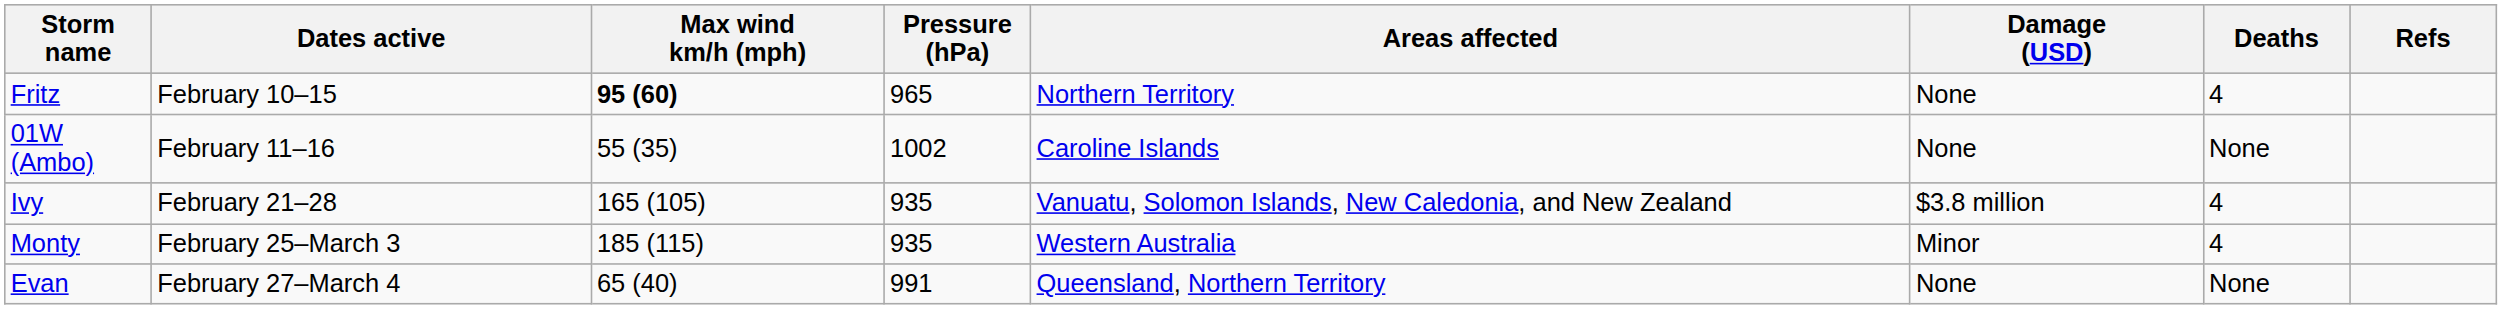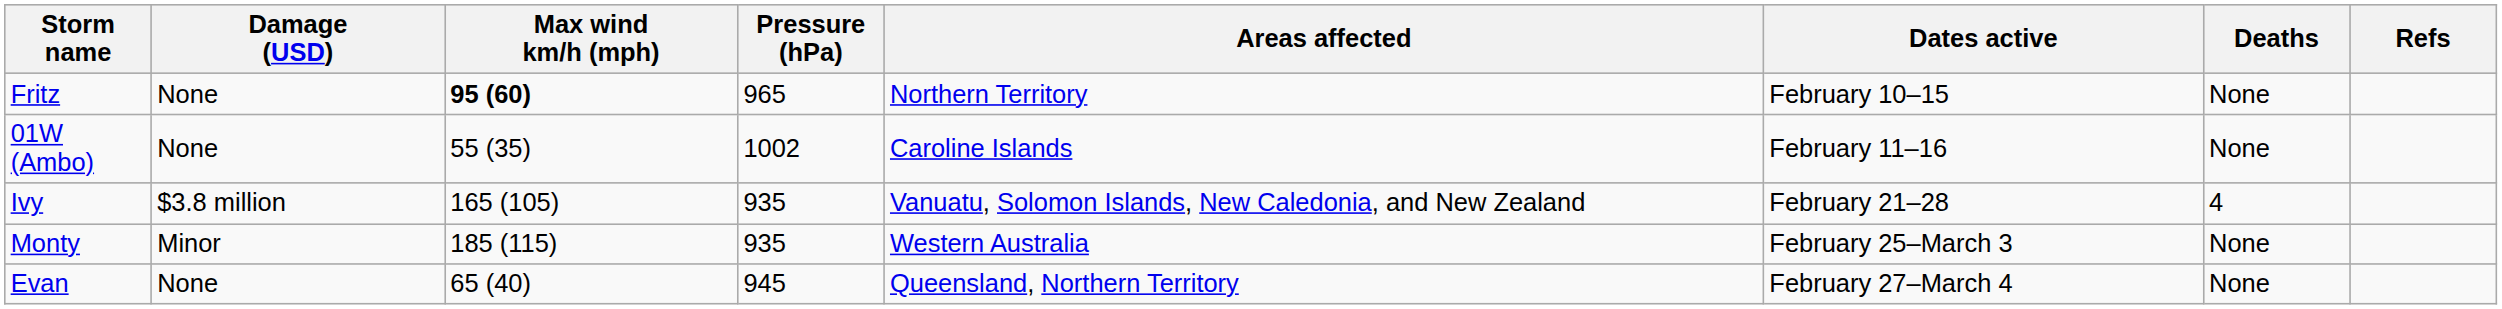columns swapped: (371, 38) <-> (2057, 38)
(2216, 93) 4 -> (2239, 93) None
(2216, 243) 4 -> (2239, 243) None
(911, 283) 991 -> (765, 283) 945
